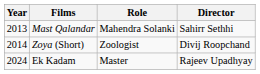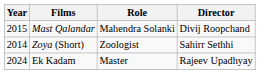(17, 28) 2013 -> (17, 28) 2015
(206, 28) Sahirr Sethhi -> (215, 28) Divij Roopchand
(215, 45) Divij Roopchand -> (206, 45) Sahirr Sethhi
